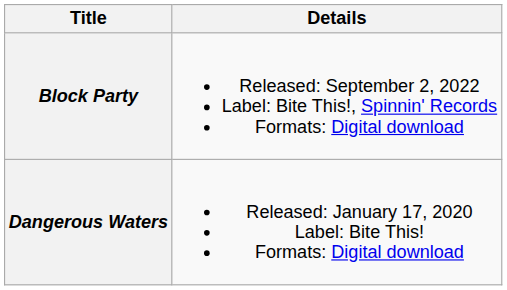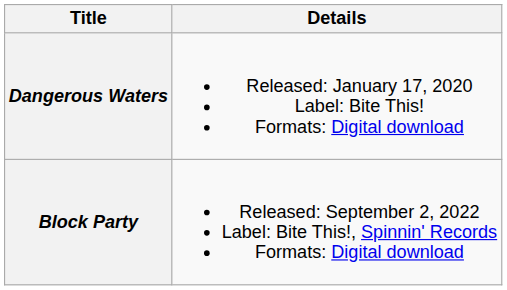rows swapped: (88, 221) <-> (88, 96)
